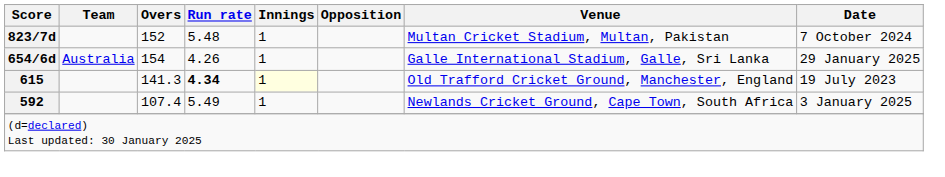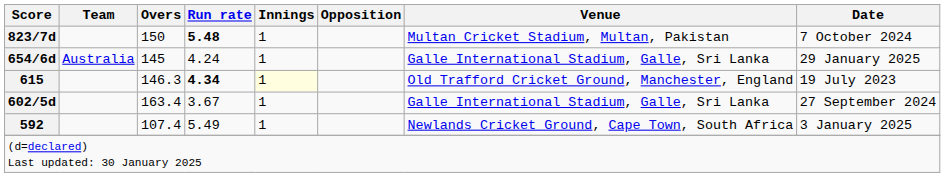(153, 37) 152 -> (153, 37) 150
(204, 37) normal -> (204, 37) bold
(153, 59) 154 -> (153, 59) 145
(204, 59) 4.26 -> (204, 59) 4.24
(161, 81) 141.3 -> (161, 81) 146.3
+ row: (32, 103)
